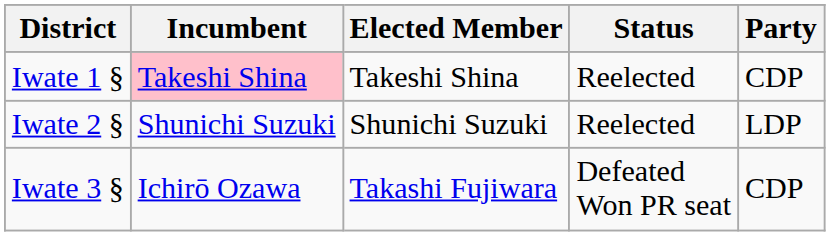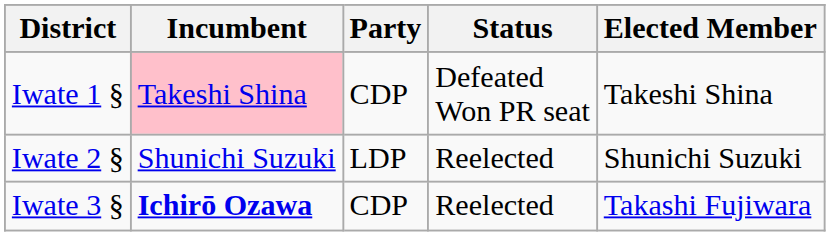columns swapped: (781, 28) <-> (456, 28)
(636, 76) Reelected -> (513, 92) Defeated Won PR seat
(219, 188) normal -> (225, 205) bold
(654, 188) Defeated Won PR seat -> (495, 205) Reelected
